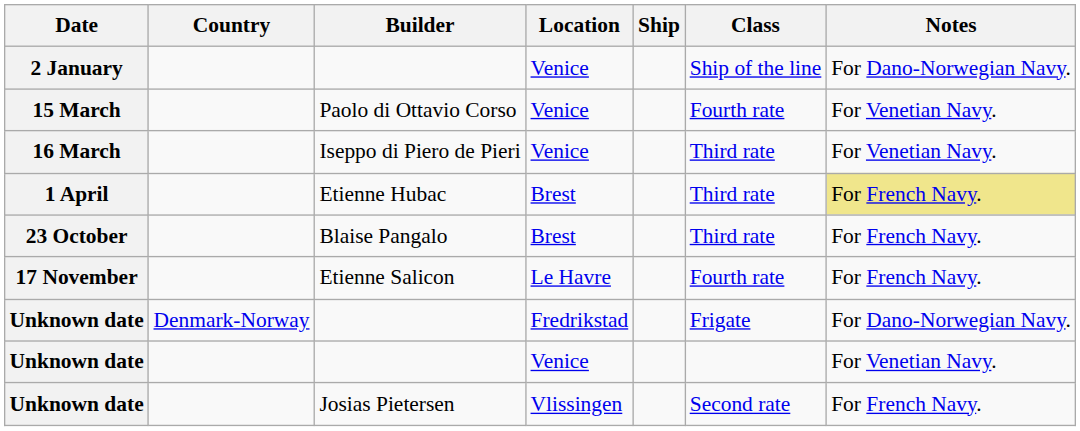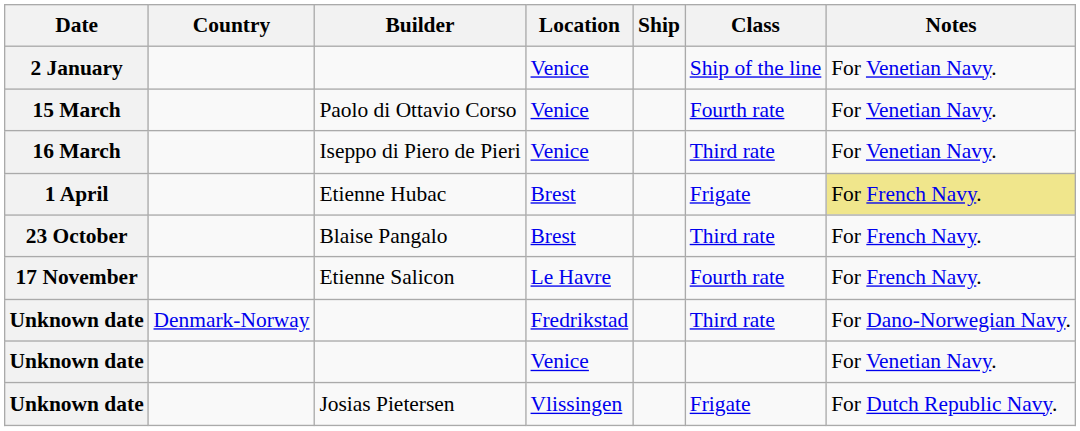(951, 67) For Dano-Norwegian Navy. -> (914, 67) For Venetian Navy.
(732, 193) Third rate -> (720, 193) Frigate
(720, 319) Frigate -> (732, 319) Third rate
(740, 403) Second rate -> (720, 403) Frigate
(906, 403) For French Navy. -> (944, 403) For Dutch Republic Navy.
